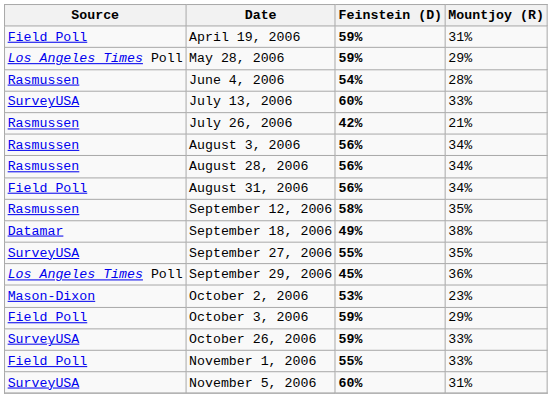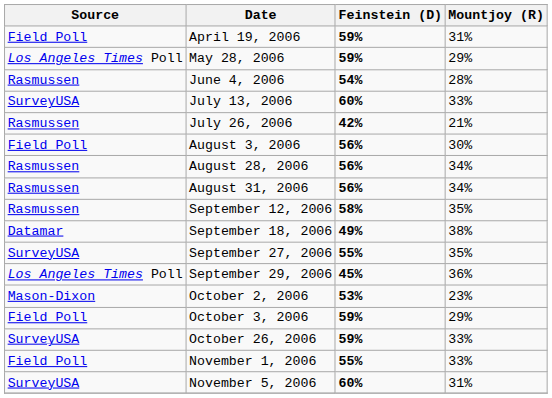(43, 145) Rasmussen -> (47, 145) Field Poll
(460, 145) 34% -> (460, 145) 30%
(47, 188) Field Poll -> (43, 188) Rasmussen
